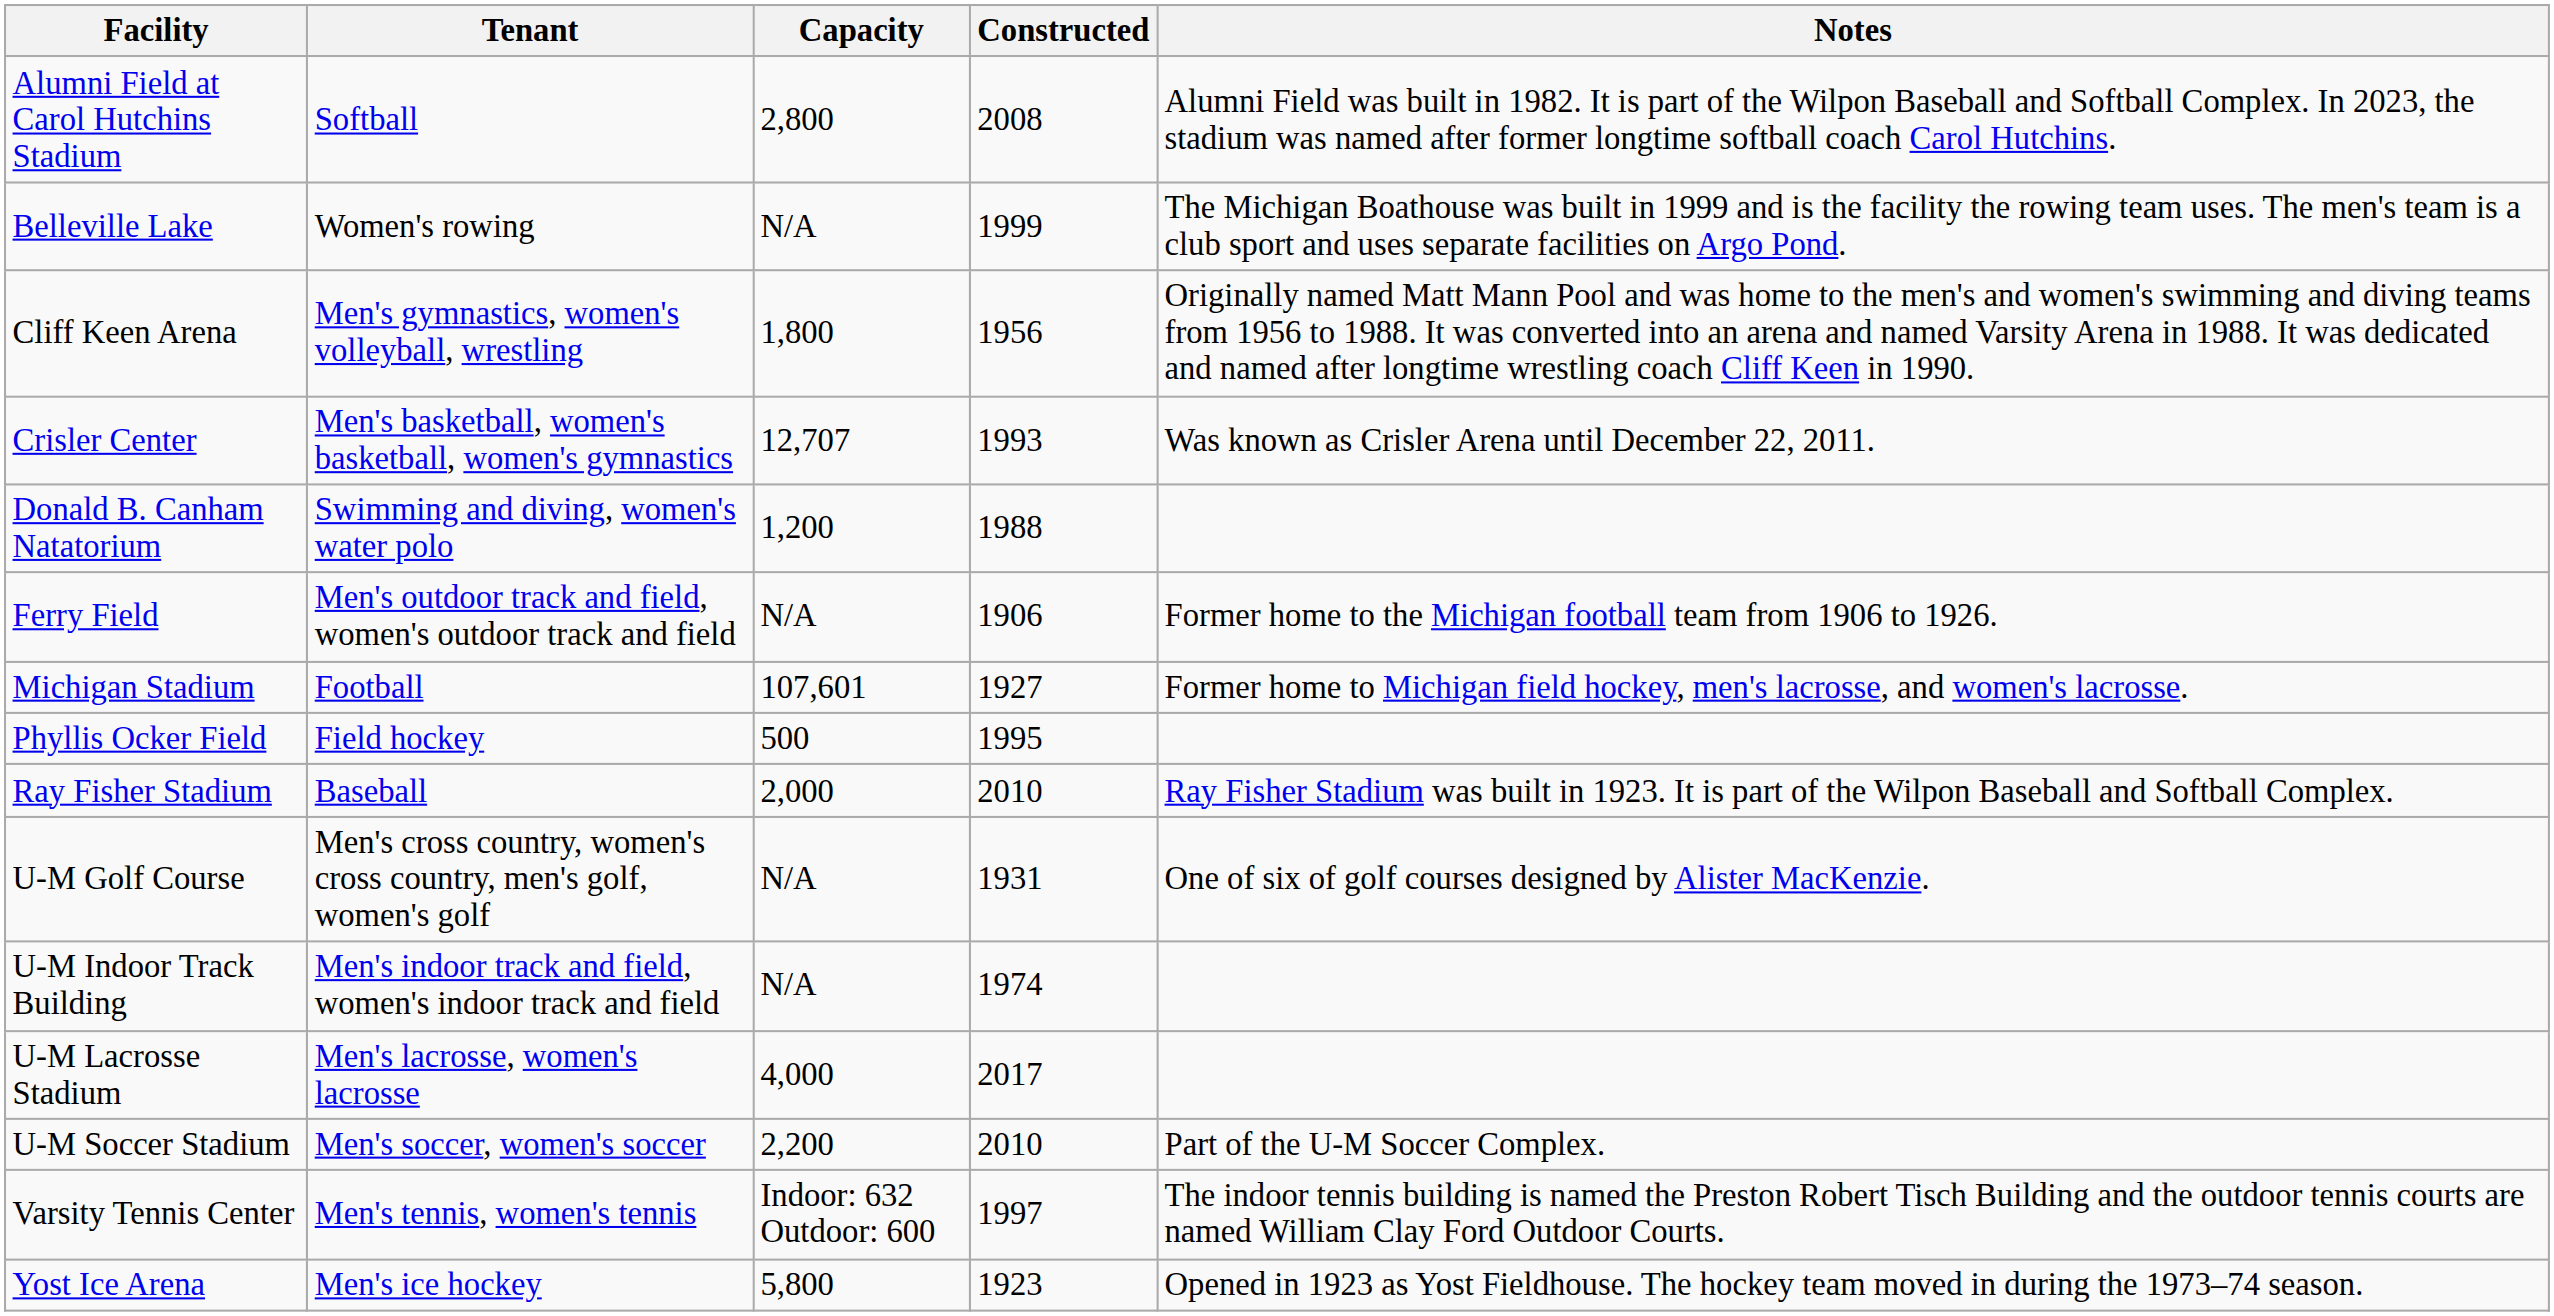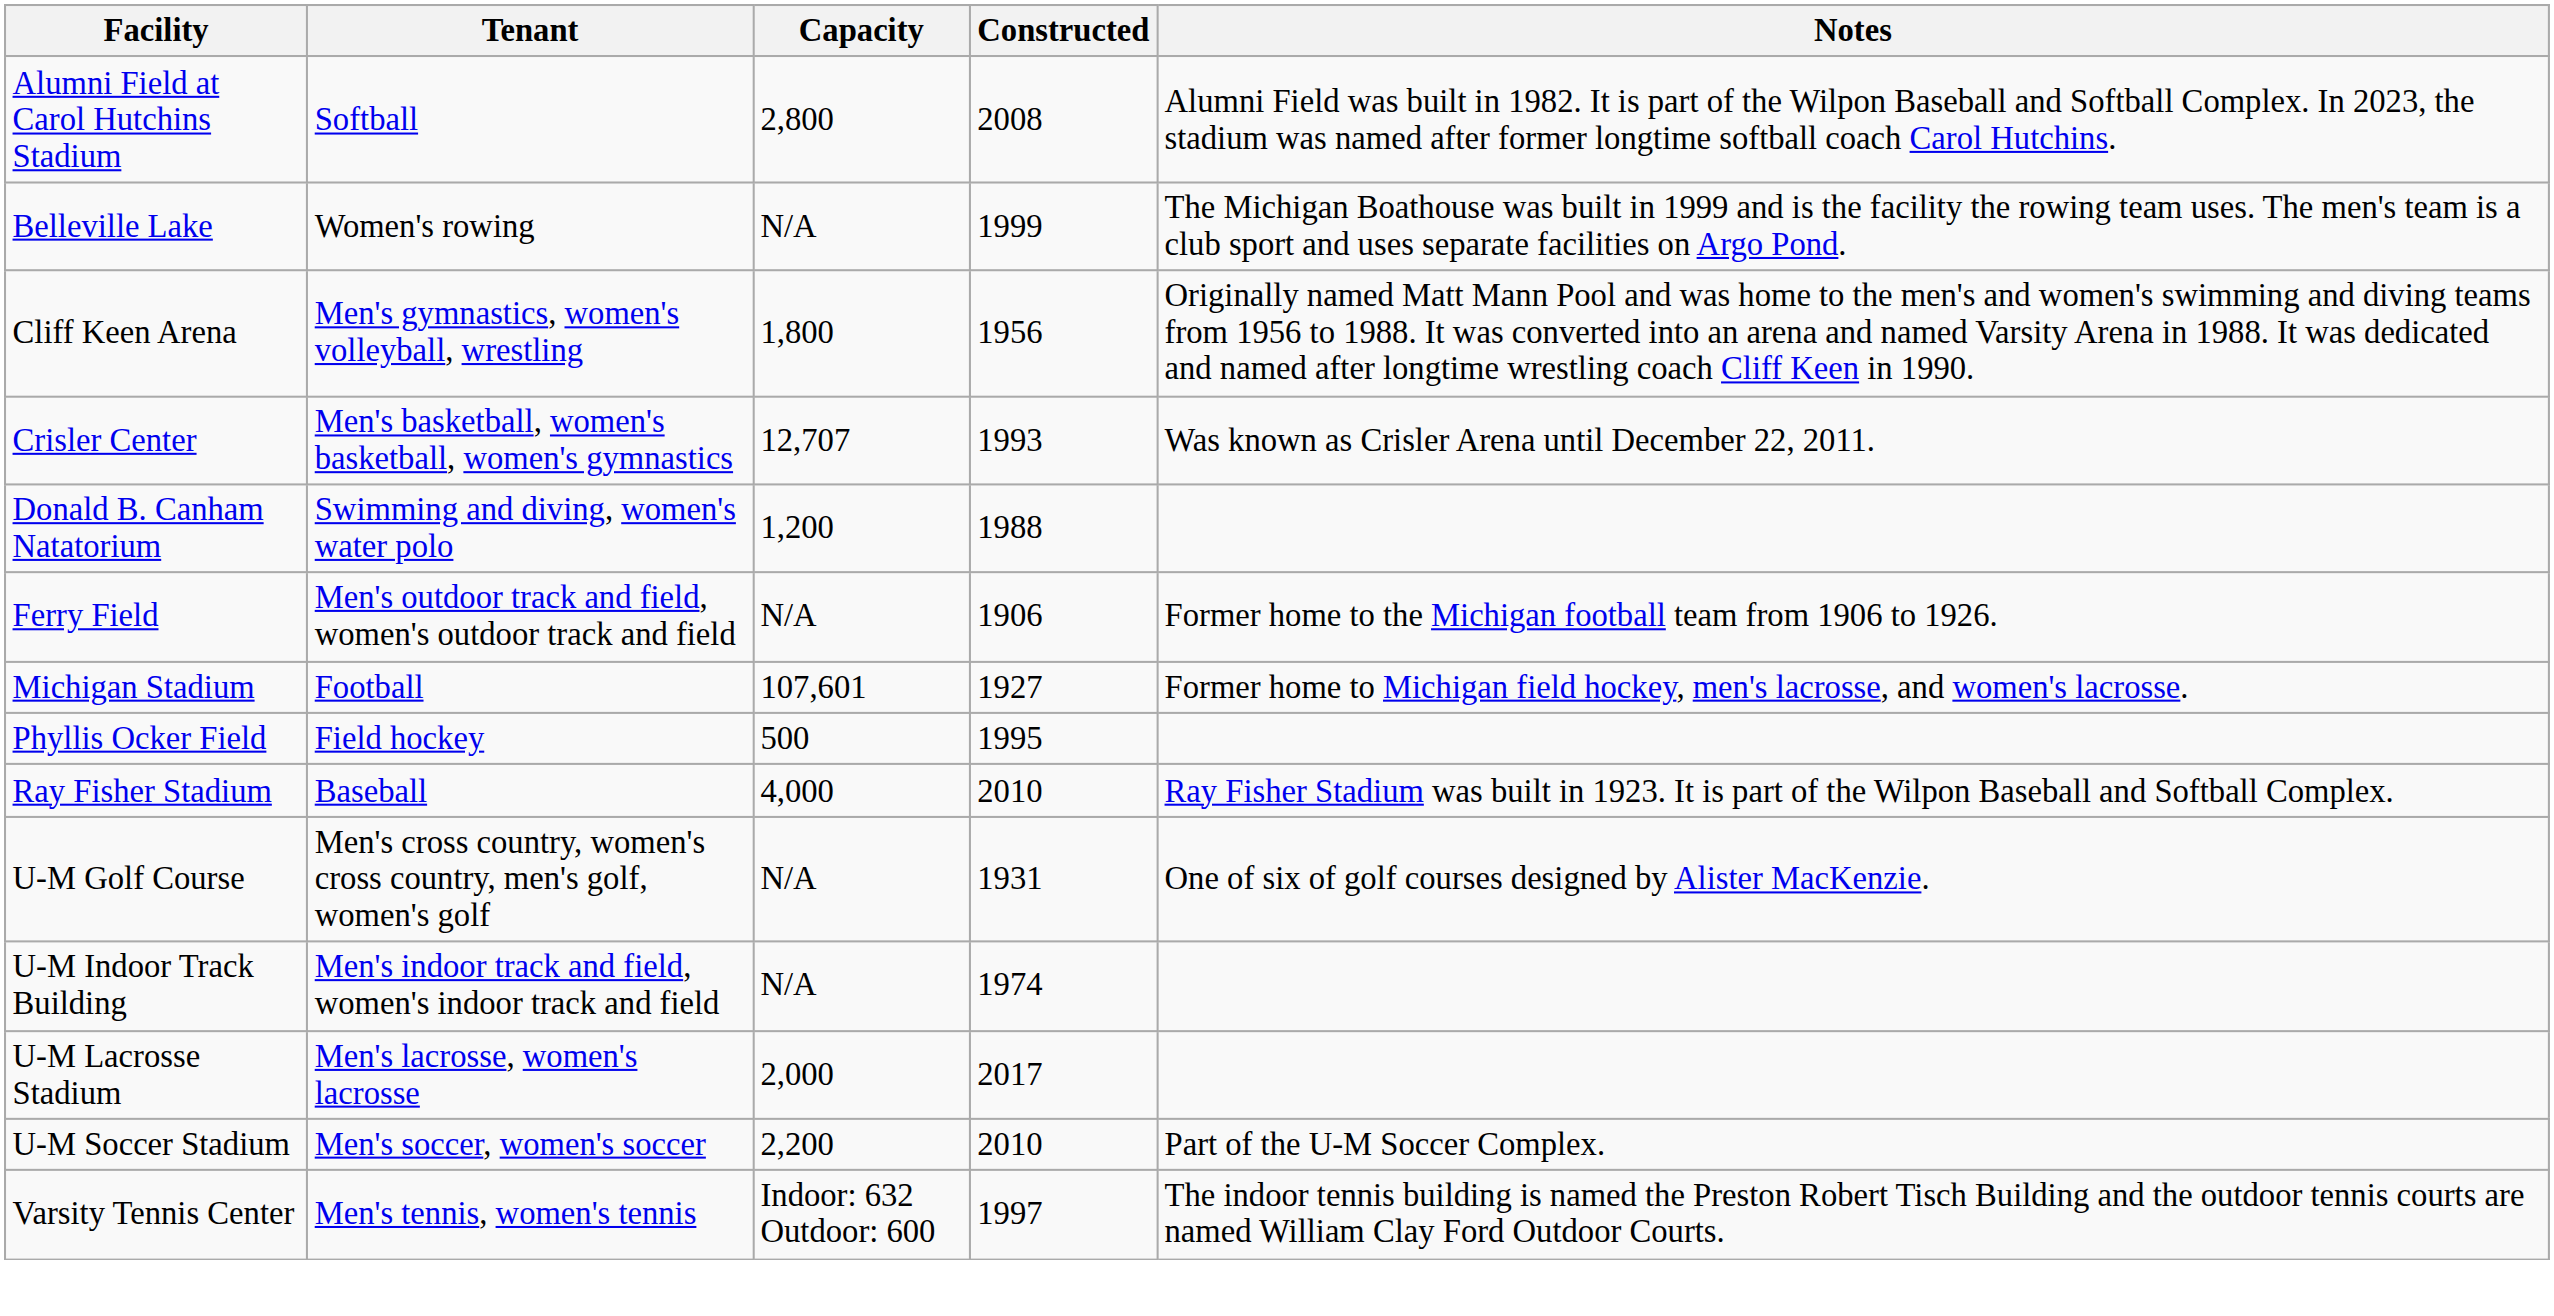(797, 790) 2,000 -> (797, 790) 4,000
(797, 1073) 4,000 -> (797, 1073) 2,000
- row: (109, 1284)
